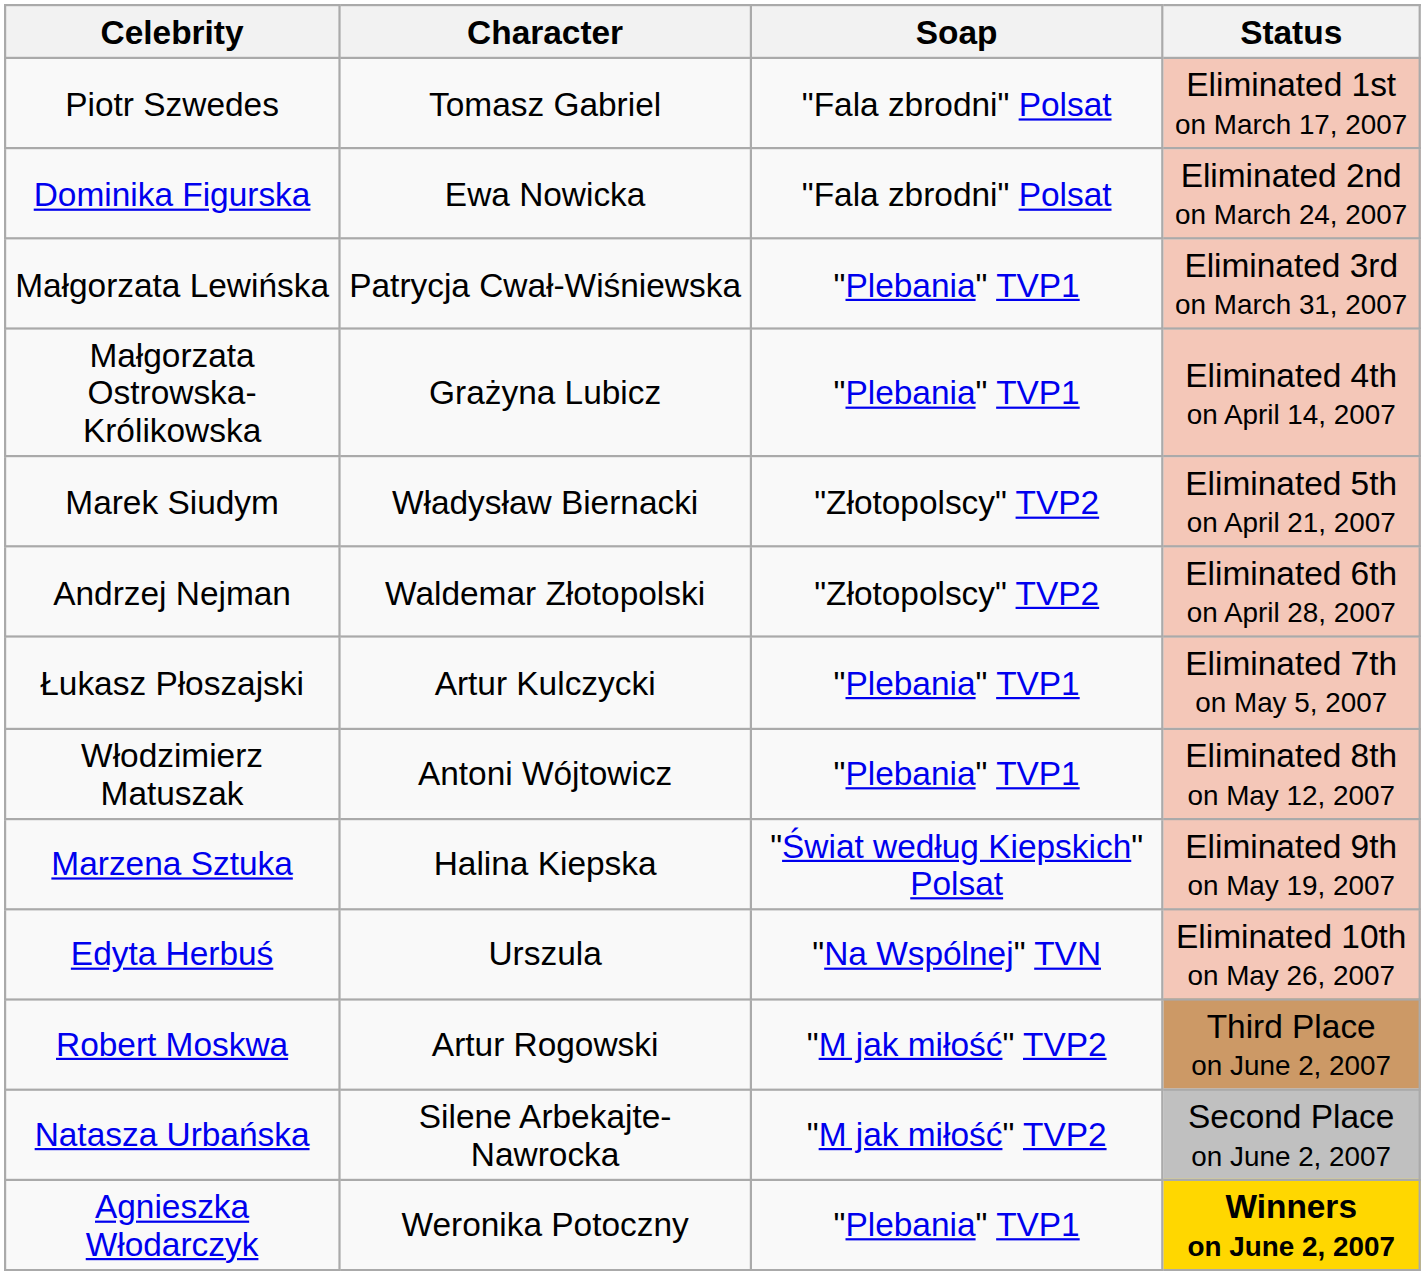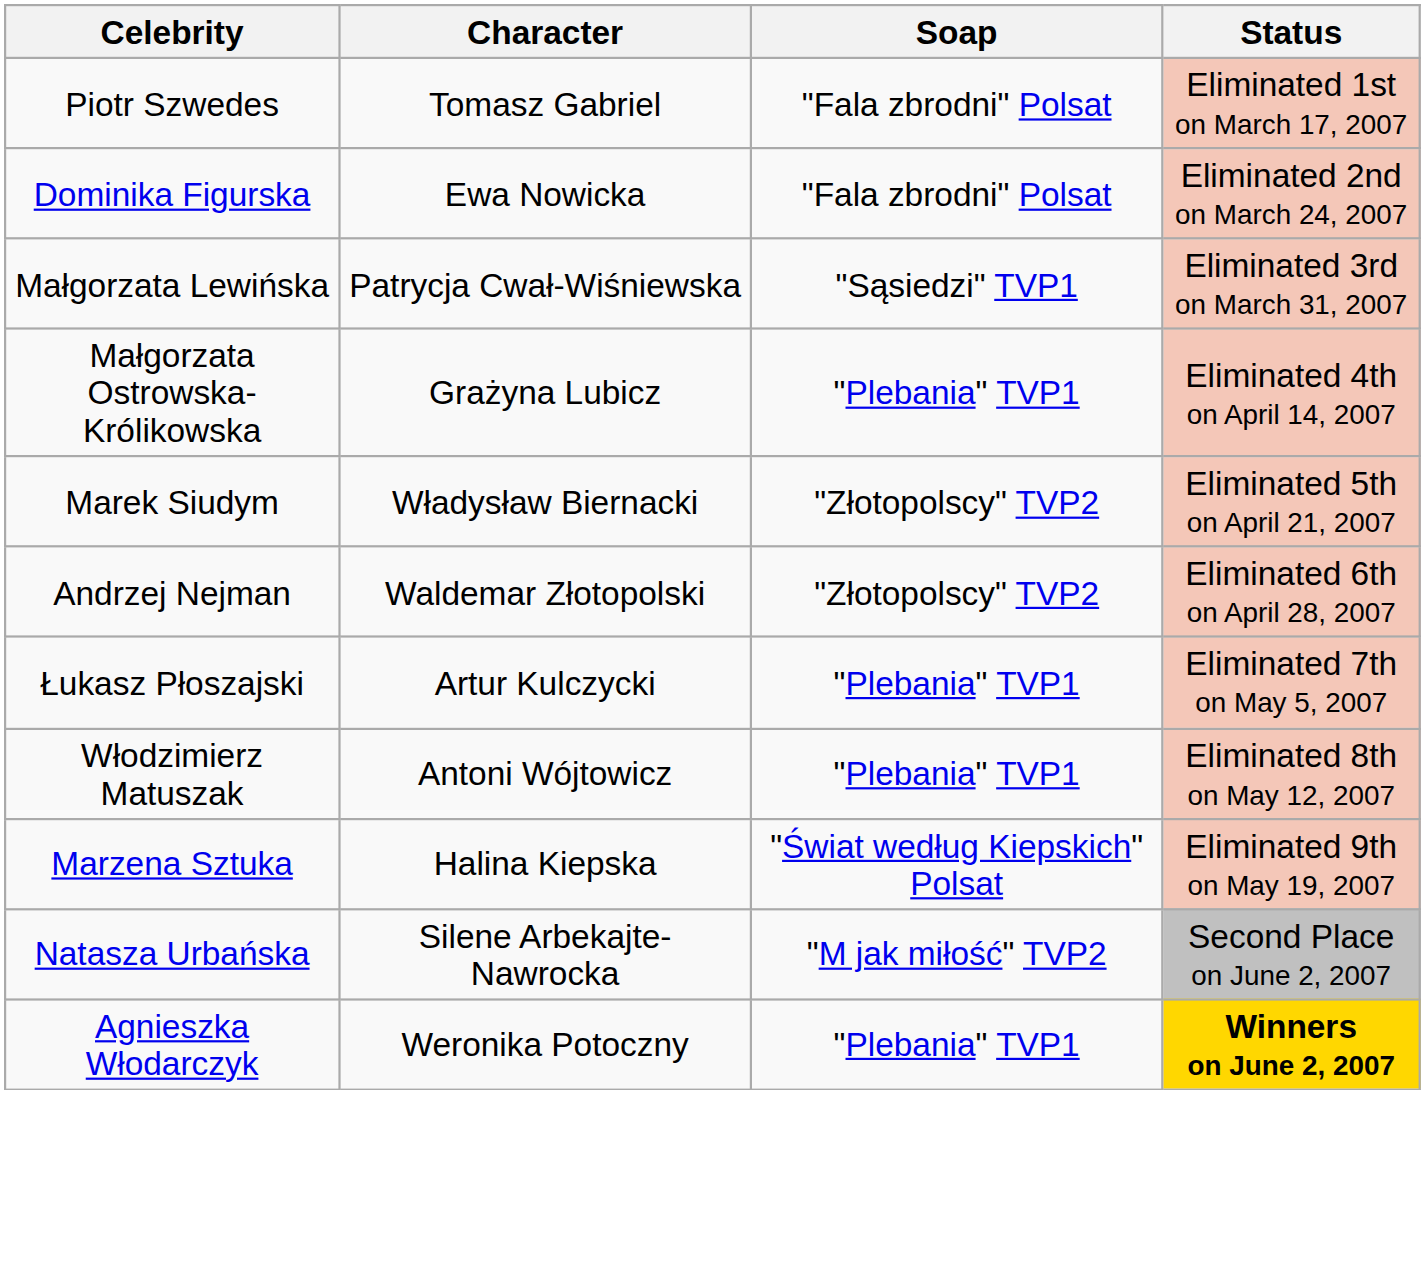(957, 284) "Plebania" TVP1 -> (957, 284) "Sąsiedzi" TVP1
- row: (172, 954)
- row: (172, 1044)
